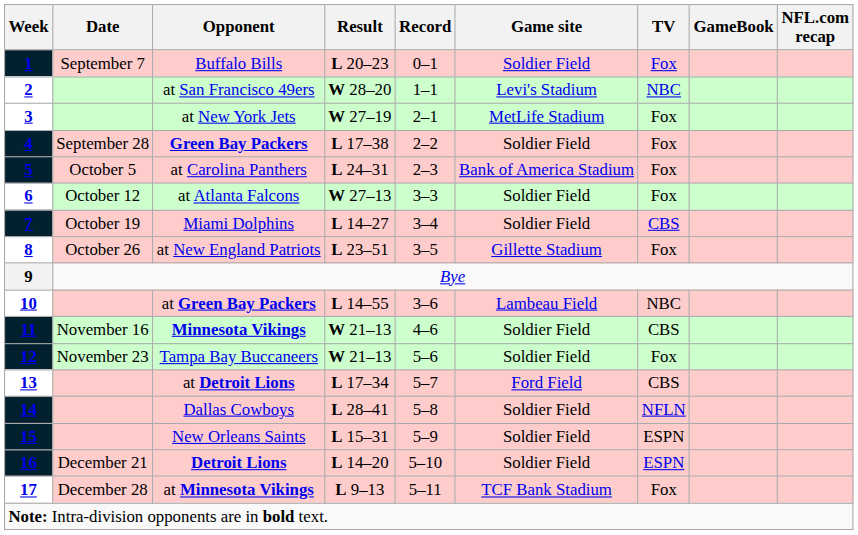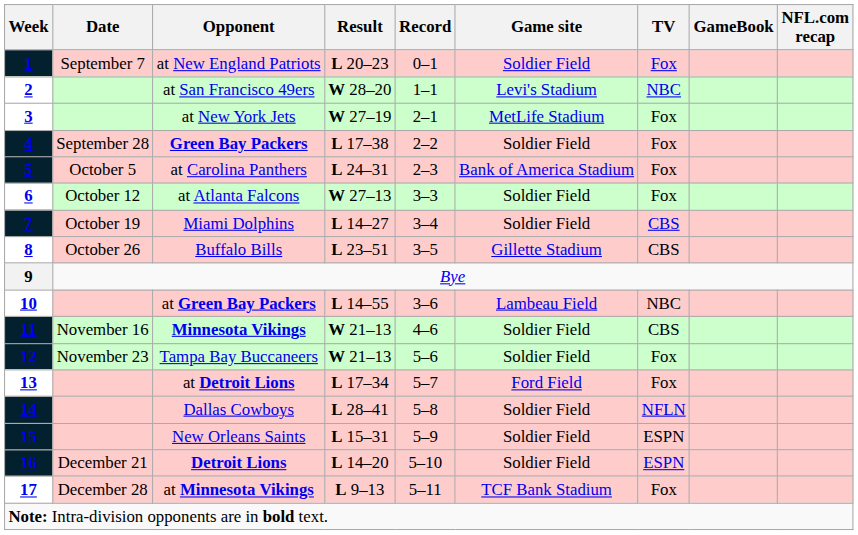(239, 63) Buffalo Bills -> (239, 63) at New England Patriots
(239, 249) at New England Patriots -> (239, 249) Buffalo Bills
(664, 249) Fox -> (664, 249) CBS
(664, 383) CBS -> (664, 383) Fox
